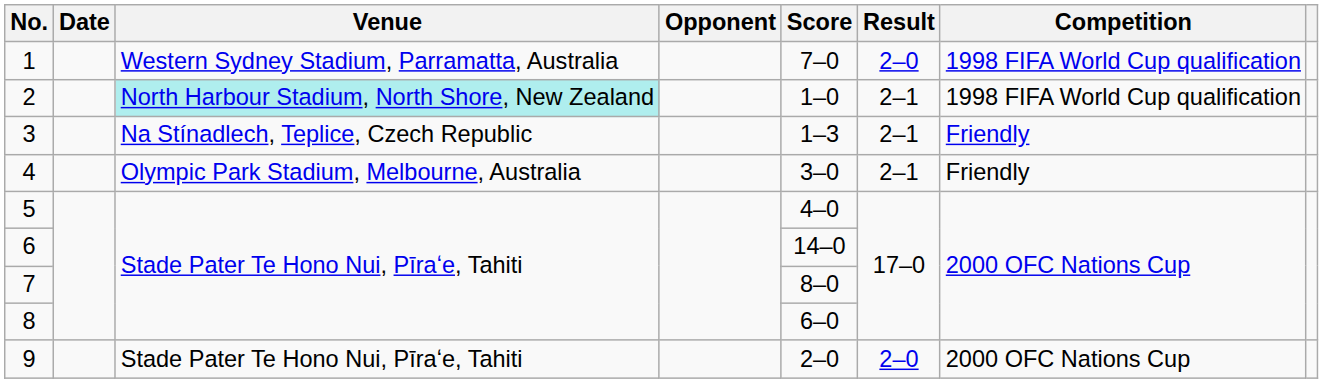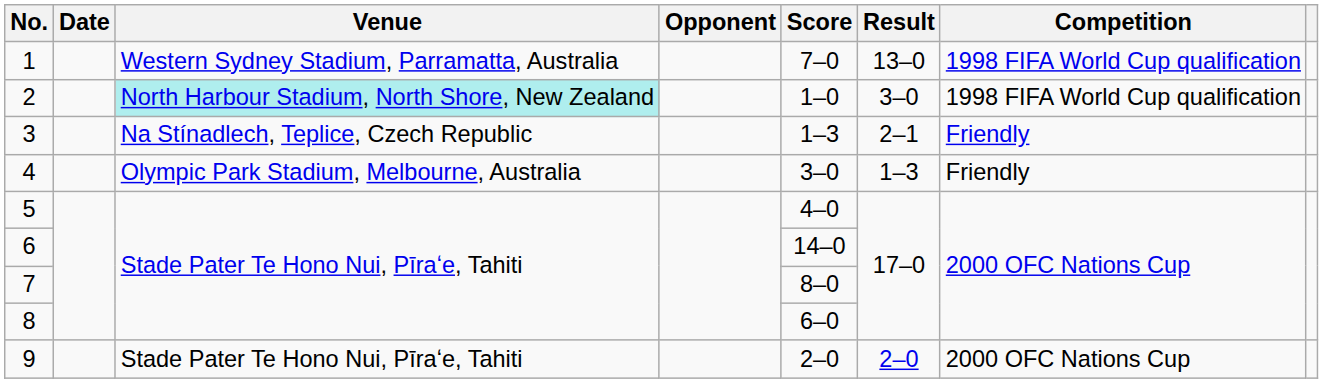(899, 60) 2–0 -> (899, 60) 13–0
(899, 97) 2–1 -> (899, 97) 3–0
(899, 172) 2–1 -> (899, 172) 1–3
